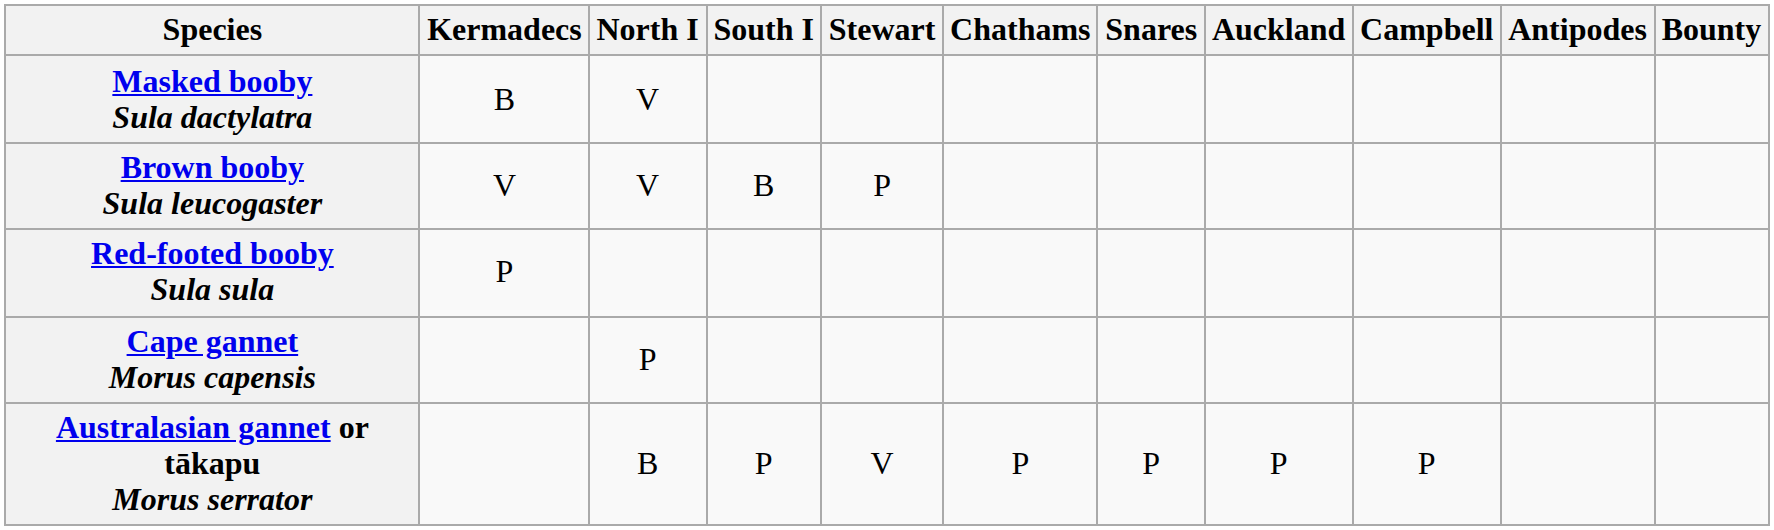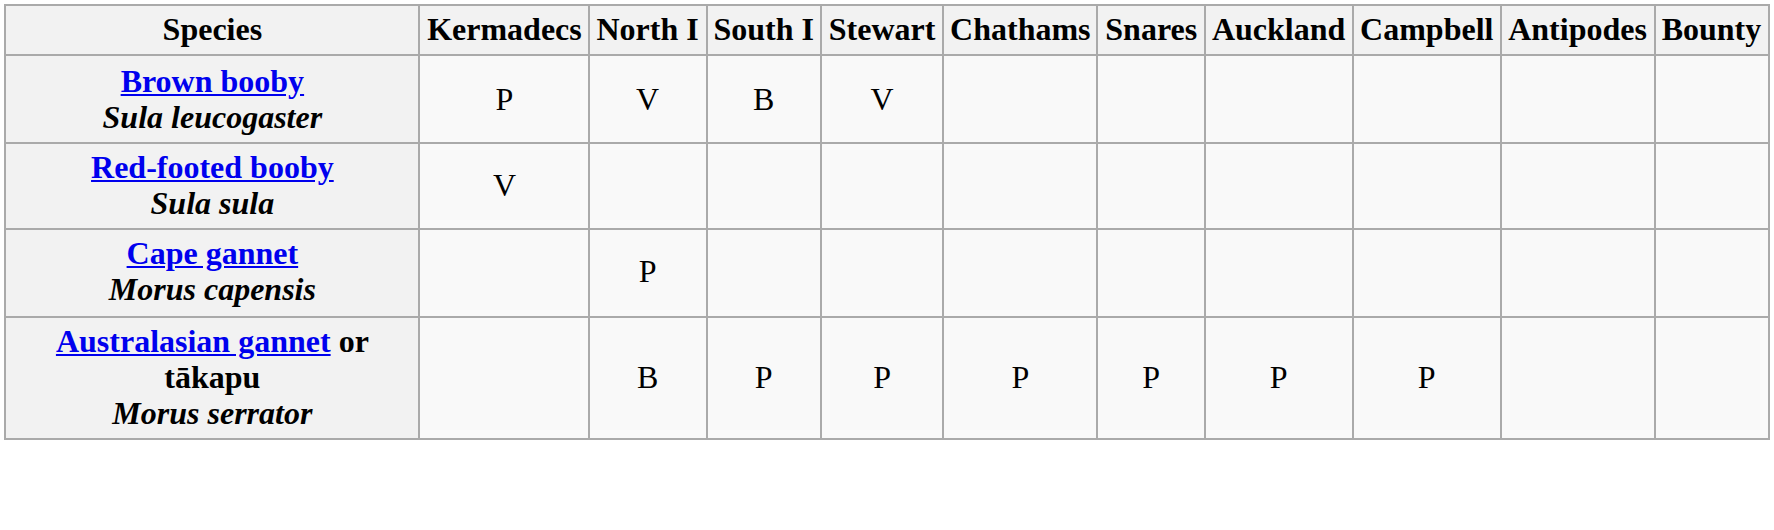- row: (212, 98)
(504, 185) V -> (504, 98) P
(882, 185) P -> (882, 98) V
(504, 272) P -> (504, 185) V
(882, 463) V -> (882, 376) P
